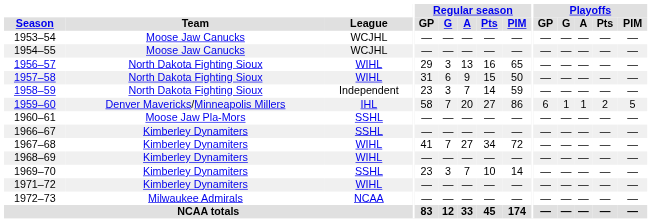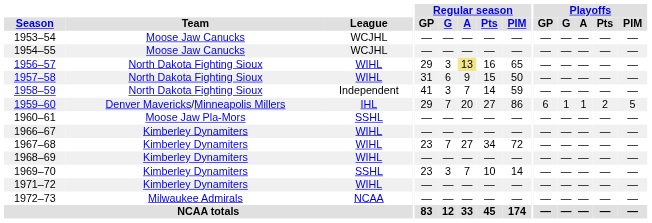(467, 64) no background -> (467, 64) khaki background
(426, 91) 23 -> (426, 91) 41
(426, 104) 58 -> (426, 104) 29
(369, 131) SSHL -> (369, 131) WIHL
(426, 144) 41 -> (426, 144) 23
